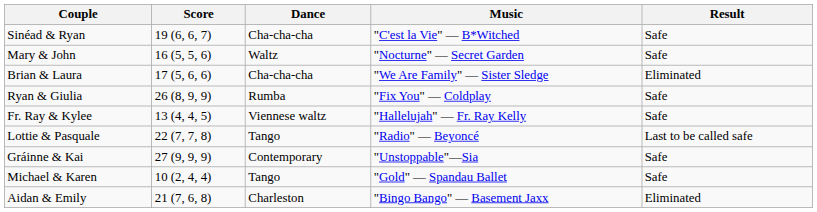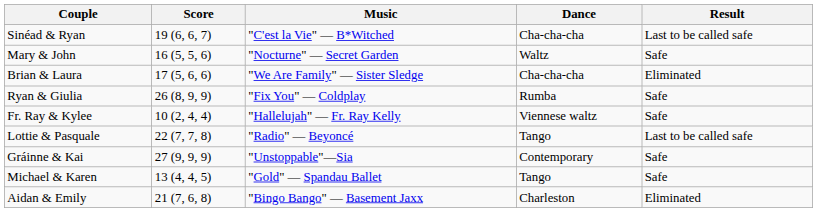columns swapped: (308, 14) <-> (506, 14)
(656, 34) Safe -> (699, 34) Last to be called safe
(183, 116) 13 (4, 4, 5) -> (183, 116) 10 (2, 4, 4)
(183, 177) 10 (2, 4, 4) -> (183, 177) 13 (4, 4, 5)
